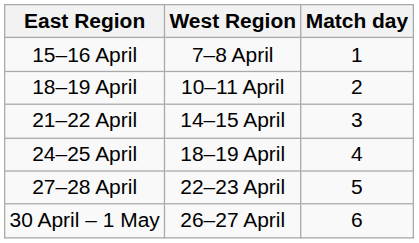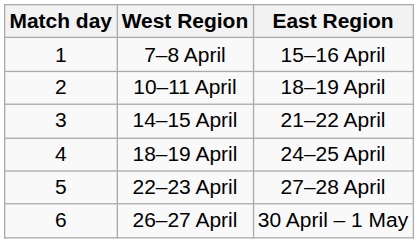columns swapped: (357, 21) <-> (85, 21)
